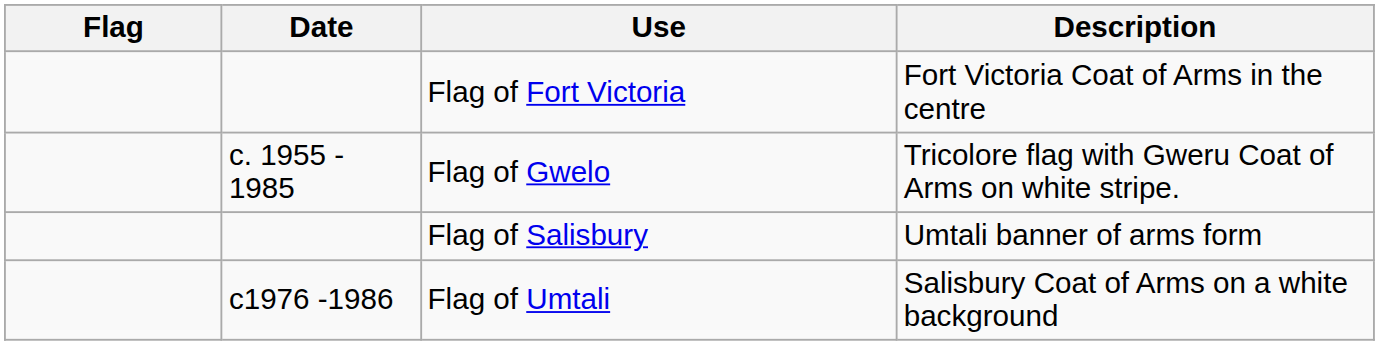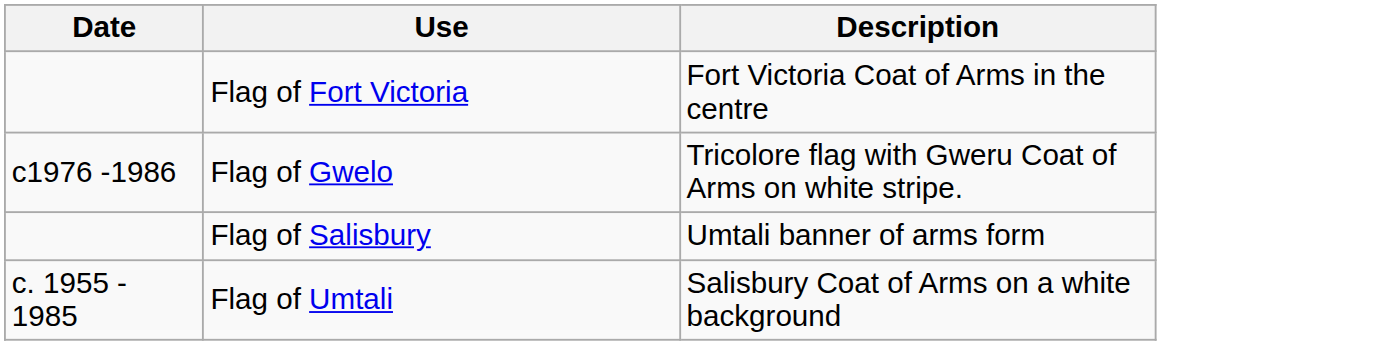- column: (113, 27)
(286, 171) c. 1955 - 1985 -> (94, 171) c1976 -1986
(311, 298) c1976 -1986 -> (69, 298) c. 1955 - 1985
